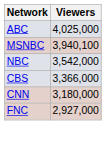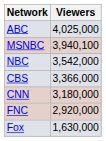(76, 111) 2,927,000 -> (76, 111) 2,920,000
+ row: (15, 128)
